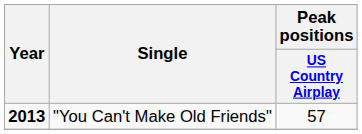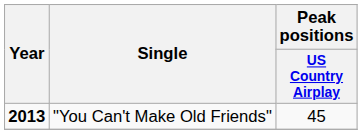(316, 116) 57 -> (316, 116) 45
